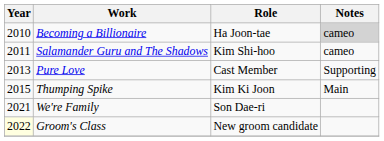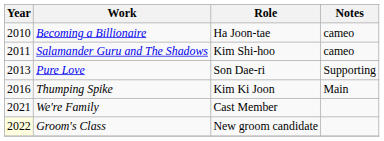(339, 32) lightgrey background -> (339, 32) no background
(245, 70) Cast Member -> (239, 70) Son Dae-ri
(19, 88) 2015 -> (19, 88) 2016
(239, 107) Son Dae-ri -> (245, 107) Cast Member
